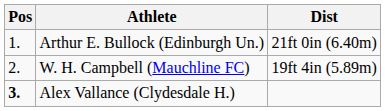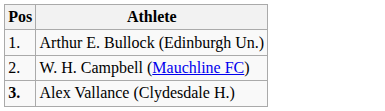- column: (324, 17)
